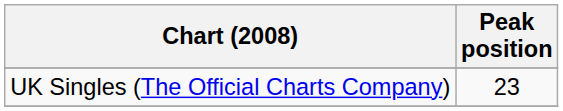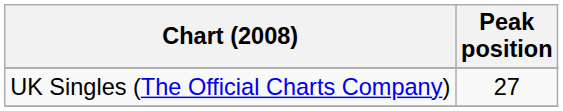(507, 86) 23 -> (507, 86) 27
